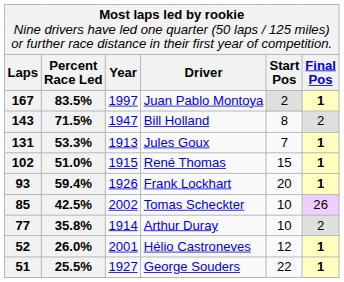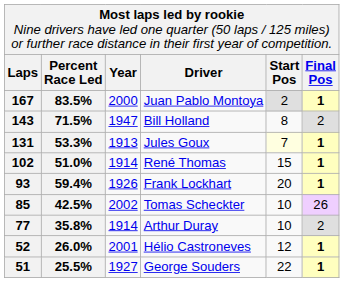(123, 100) 1997 -> (123, 100) 2000
(284, 142) no background -> (284, 142) lightyellow background
(123, 163) 1915 -> (123, 163) 1914
